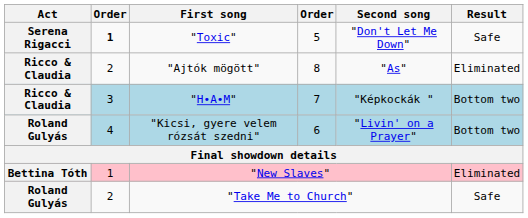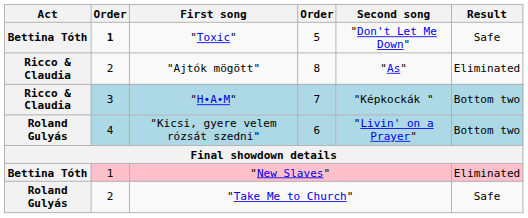(48, 38) Serena Rigacci -> (48, 38) Bettina Tóth
